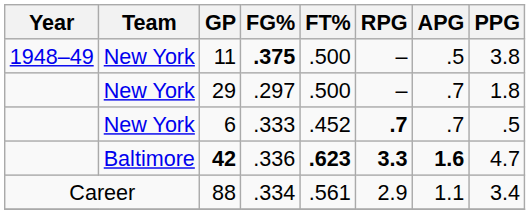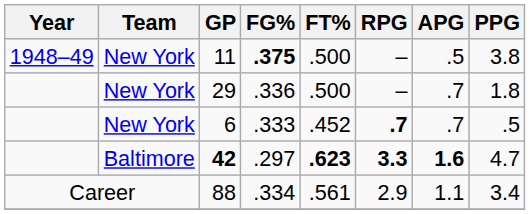(274, 90) .297 -> (274, 90) .336
(274, 159) .336 -> (274, 159) .297
